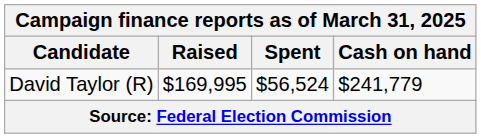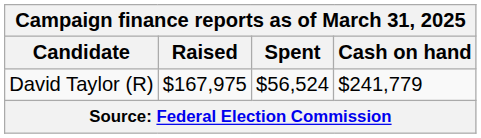(205, 84) $169,995 -> (205, 84) $167,975
